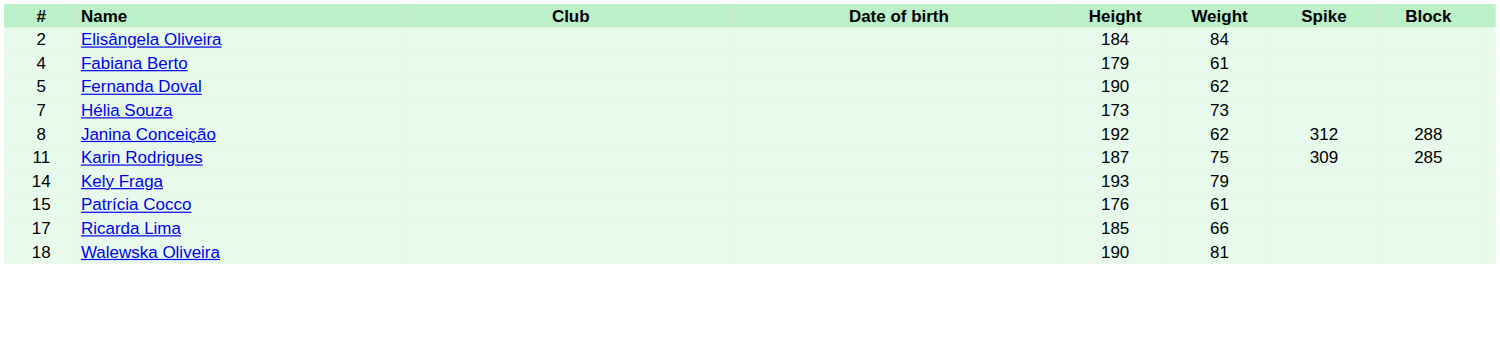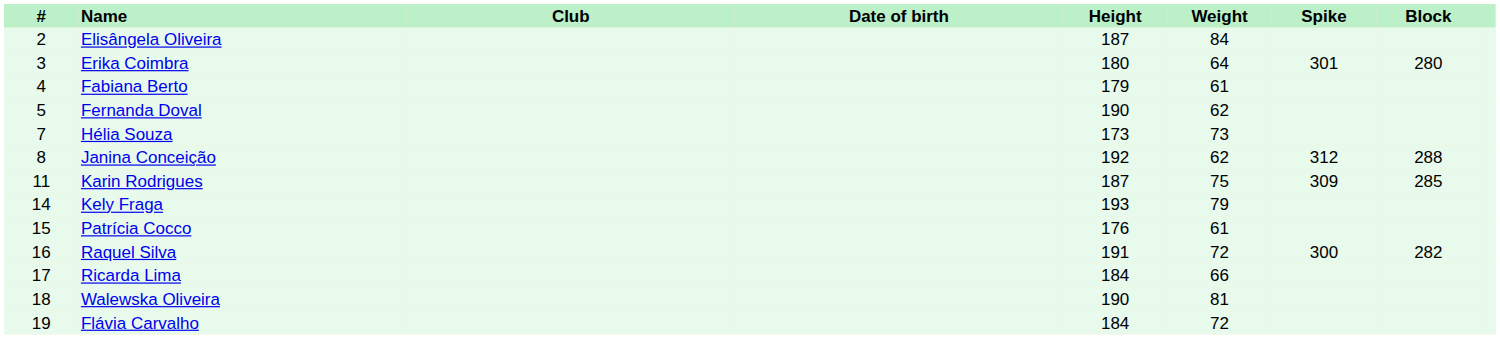(1115, 39) 184 -> (1115, 39) 187
+ row: (135, 63)
+ row: (129, 252)
(1115, 228) 185 -> (1115, 275) 184
+ row: (140, 323)
